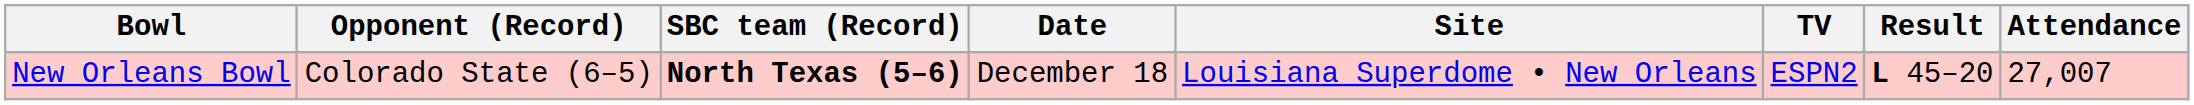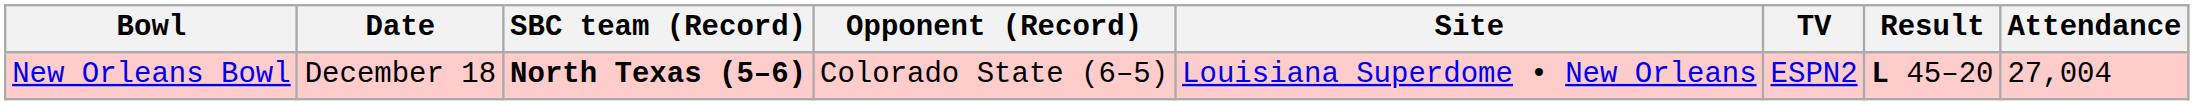columns swapped: (1072, 29) <-> (479, 29)
(2060, 76) 27,007 -> (2060, 76) 27,004
